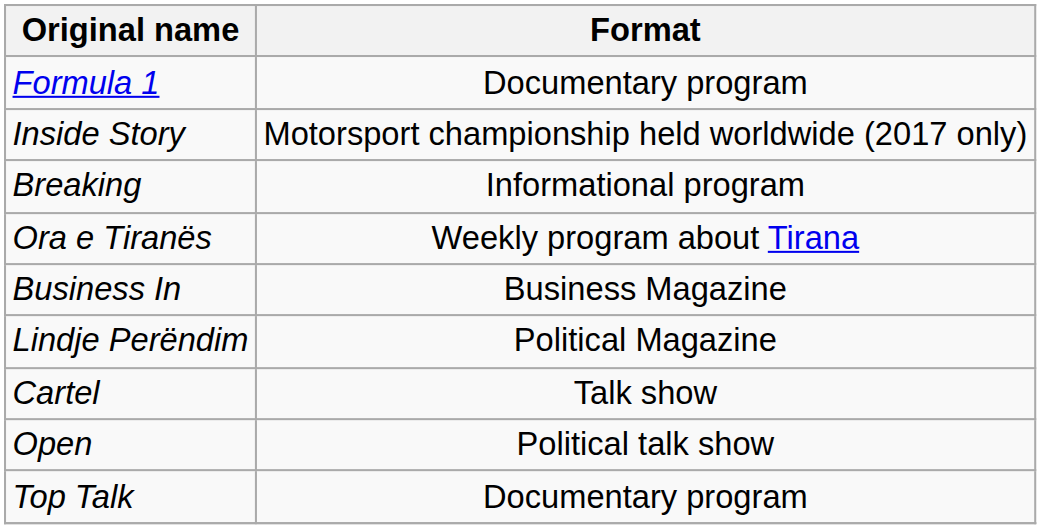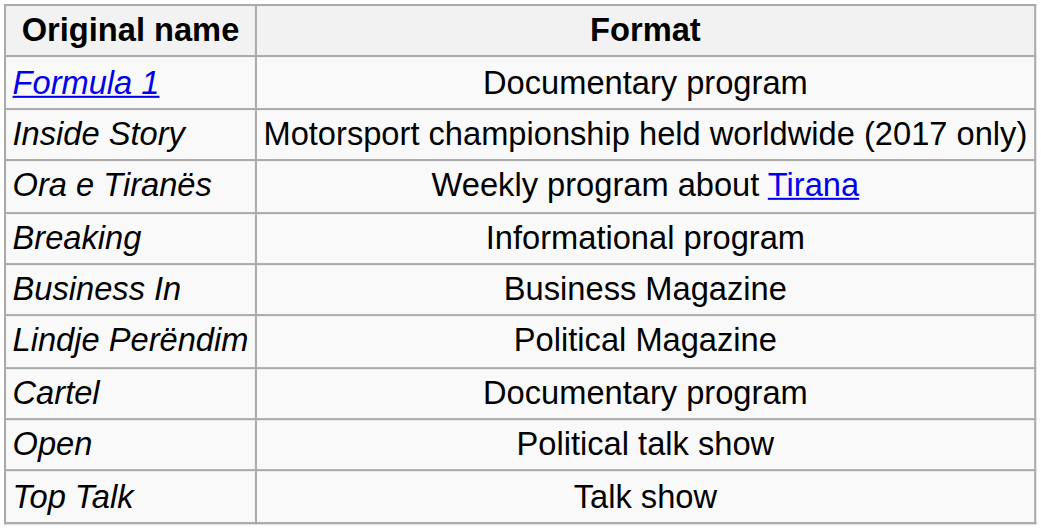rows swapped: (112, 237) <-> (77, 185)
(645, 392) Talk show -> (645, 392) Documentary program
(645, 496) Documentary program -> (645, 496) Talk show
